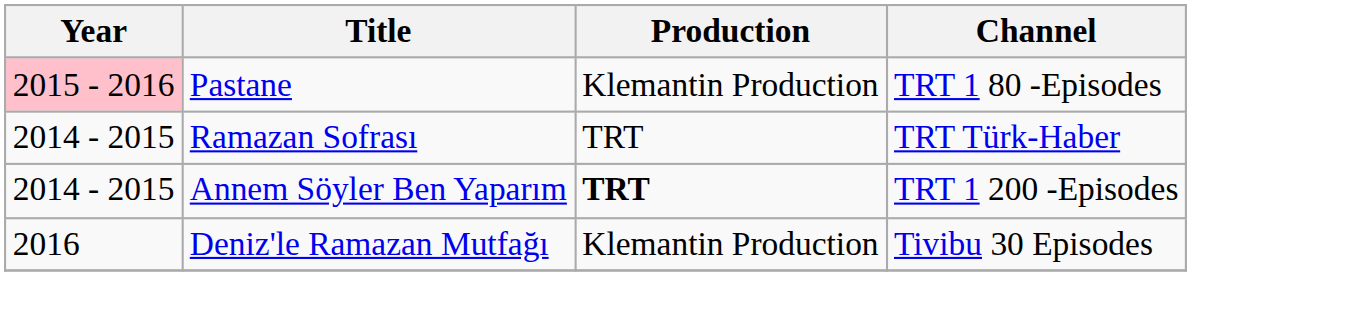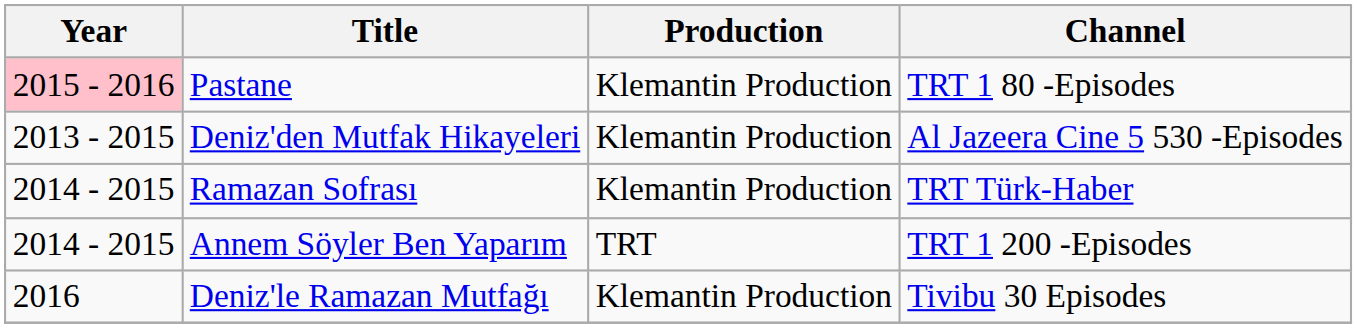+ row: (385, 137)
(613, 137) TRT -> (744, 190) Klemantin Production
(616, 190) bold -> (626, 243) normal
